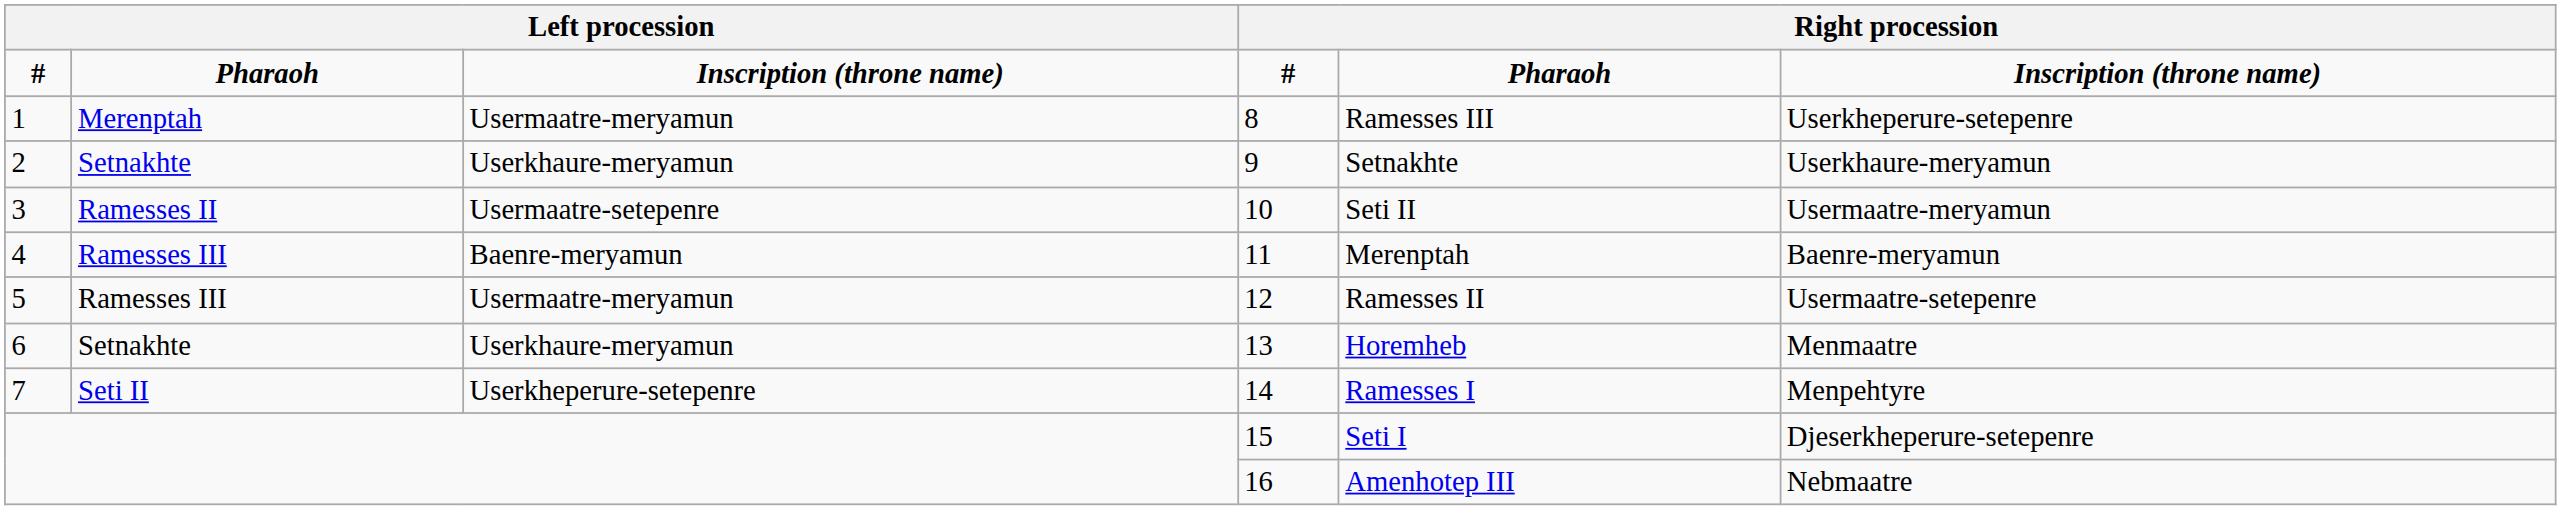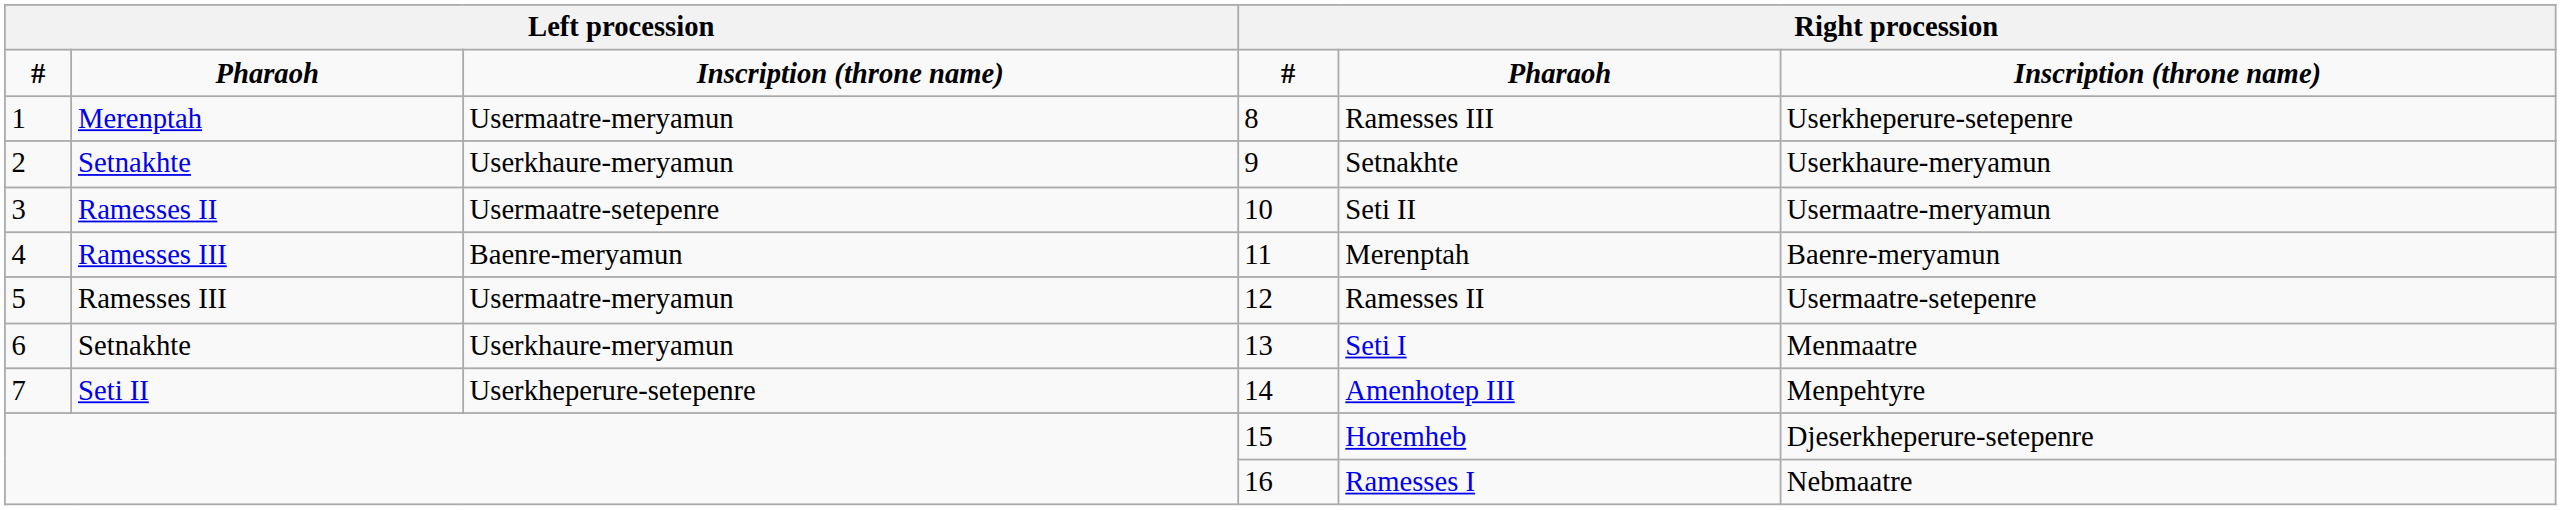(1406, 345) Horemheb -> (1376, 345) Seti I
(1410, 390) Ramesses I -> (1430, 390) Amenhotep III
(1376, 436) Seti I -> (1406, 436) Horemheb
(1430, 481) Amenhotep III -> (1410, 481) Ramesses I
